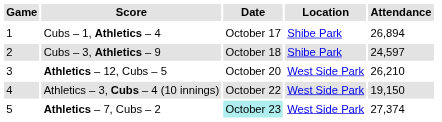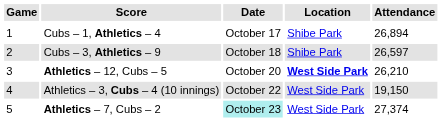(388, 52) 24,597 -> (391, 52) 26,597
(326, 71) normal -> (328, 71) bold
